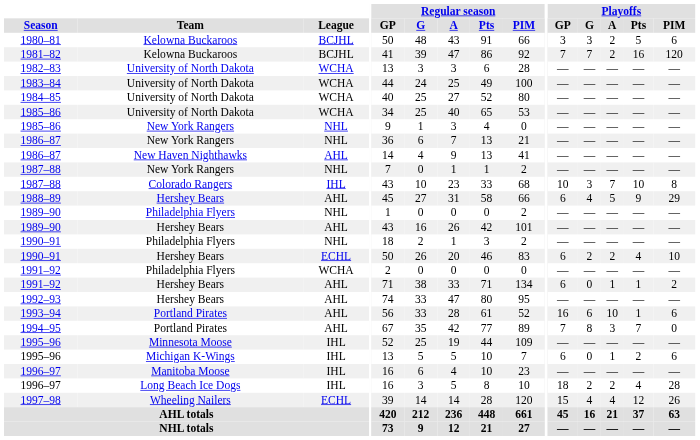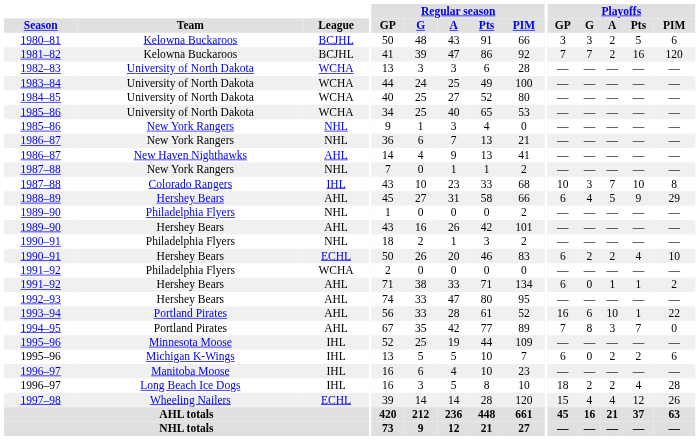(674, 313) 6 -> (674, 313) 22
(612, 356) 1 -> (612, 356) 2
